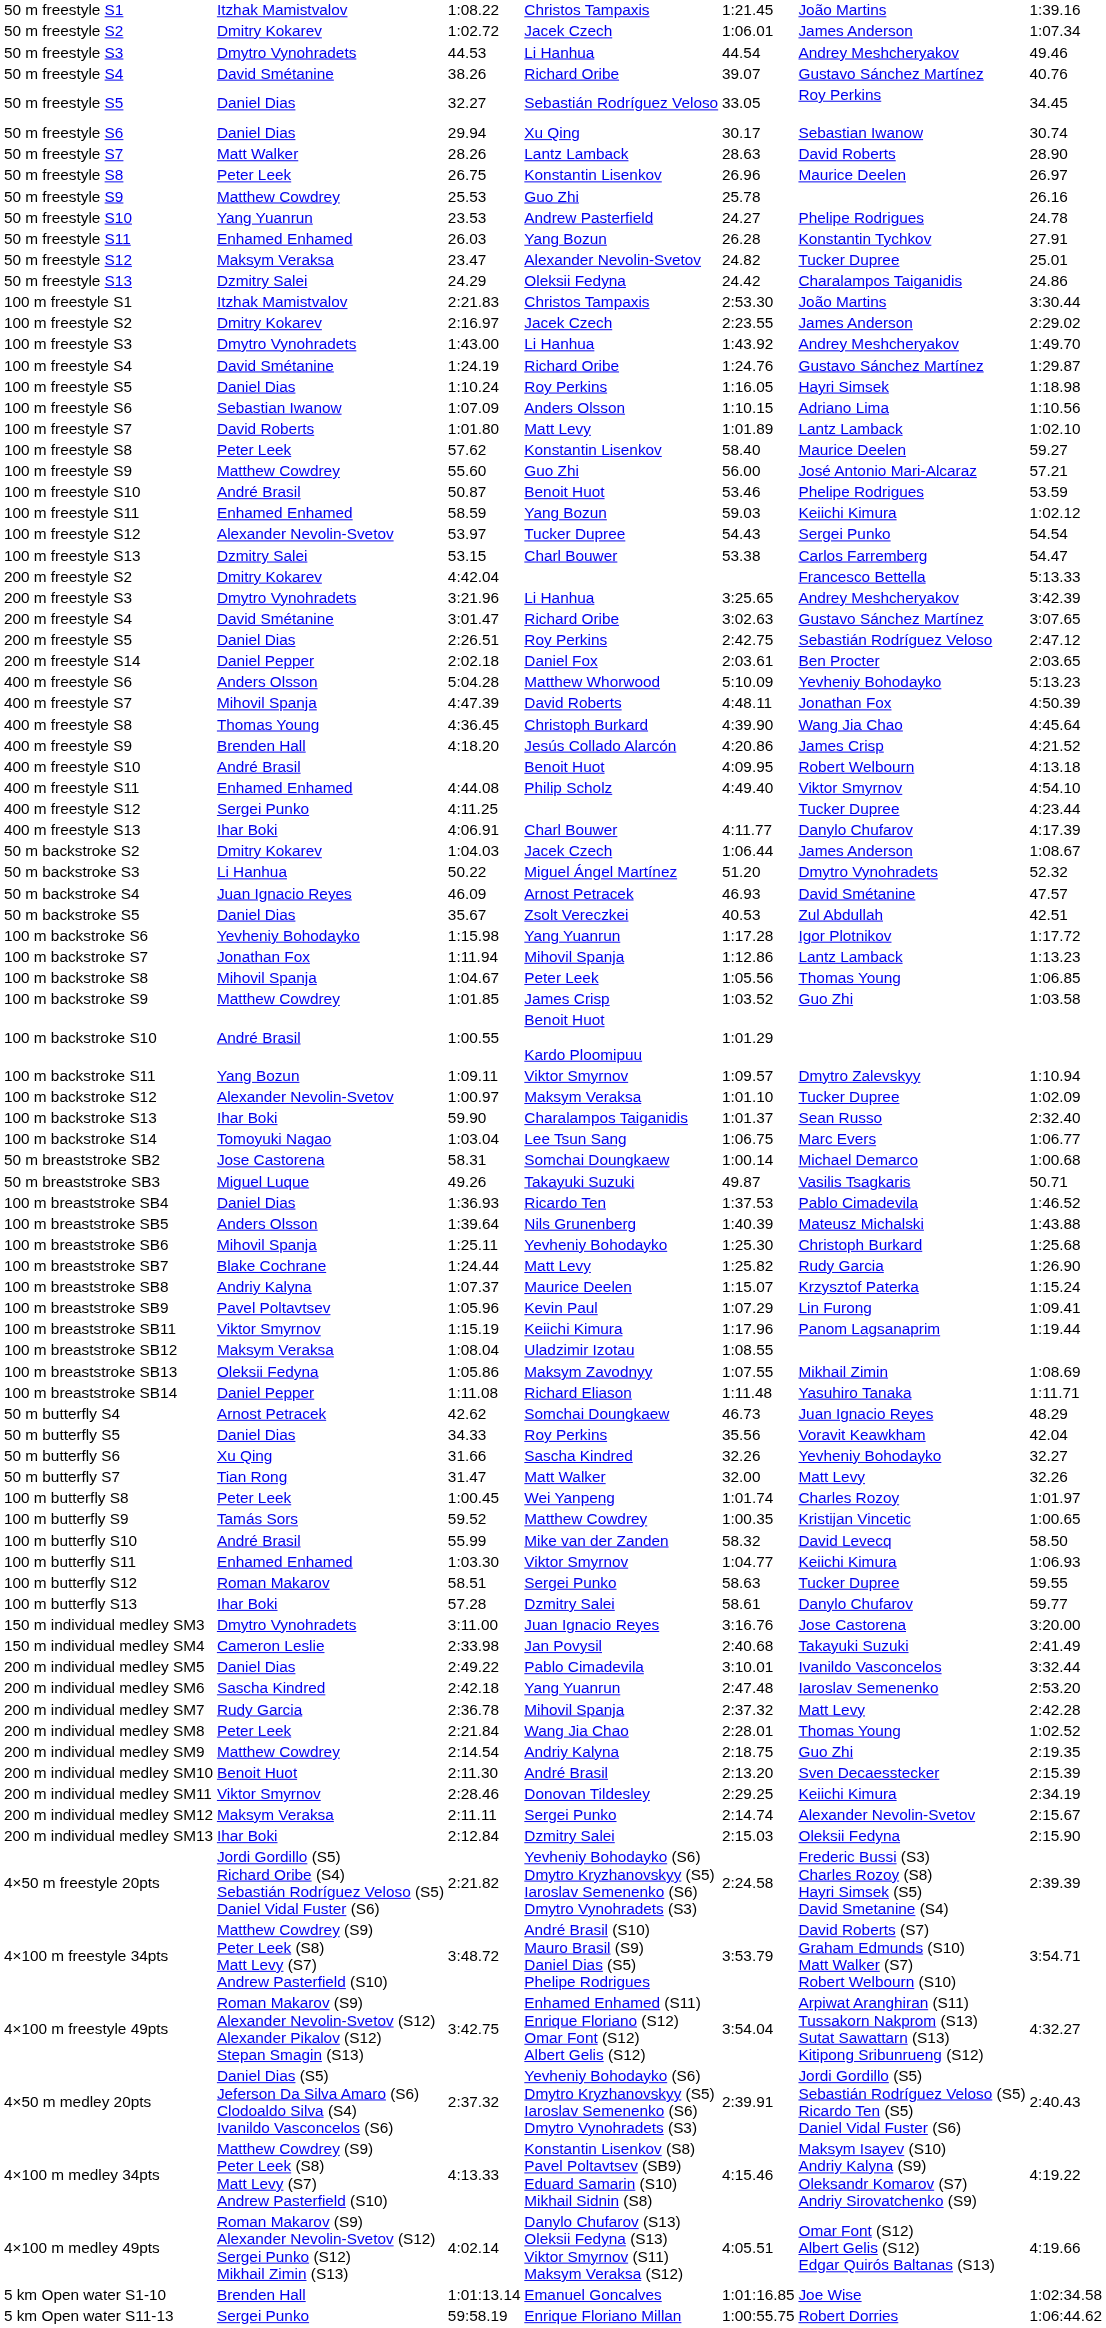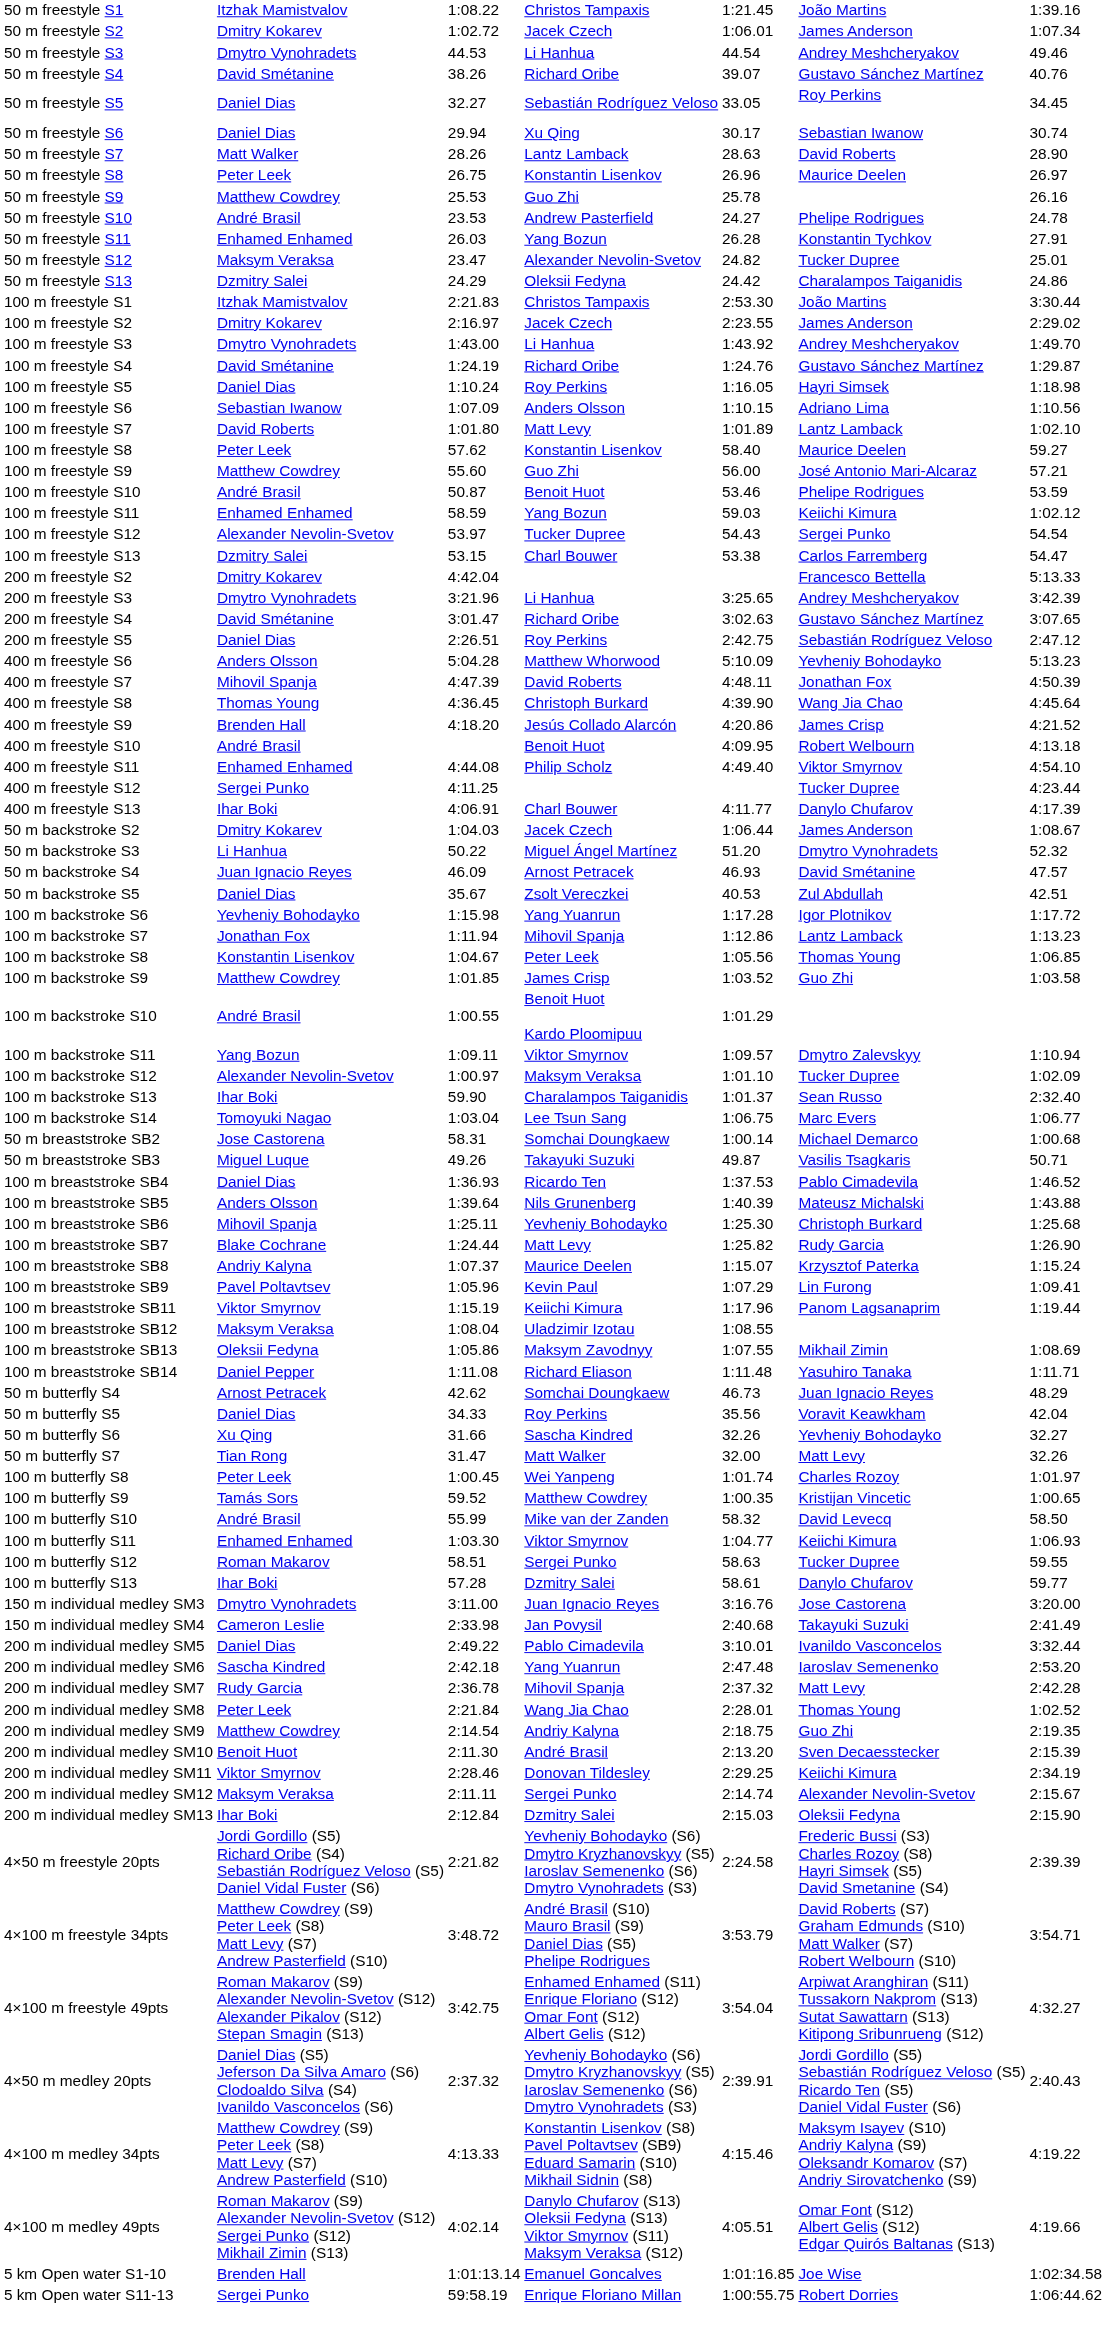(265, 217) Yang Yuanrun -> (259, 217) André Brasil
- row: (72, 661)
(267, 978) Mihovil Spanja -> (286, 957) Konstantin Lisenkov
